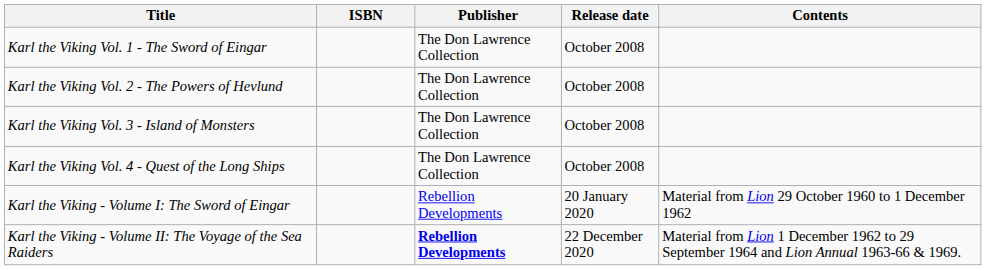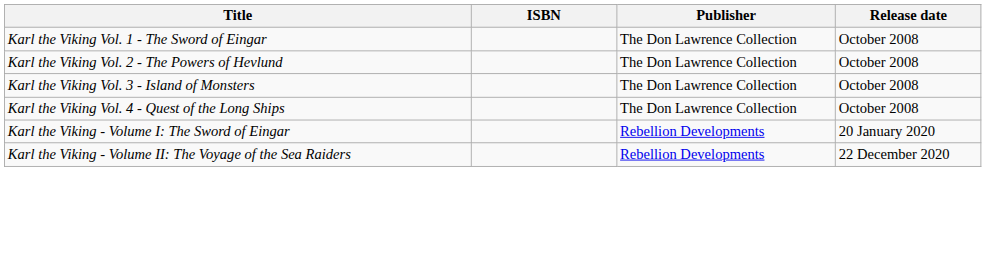- column: (820, 16)
(462, 244) bold -> (692, 154) normal
